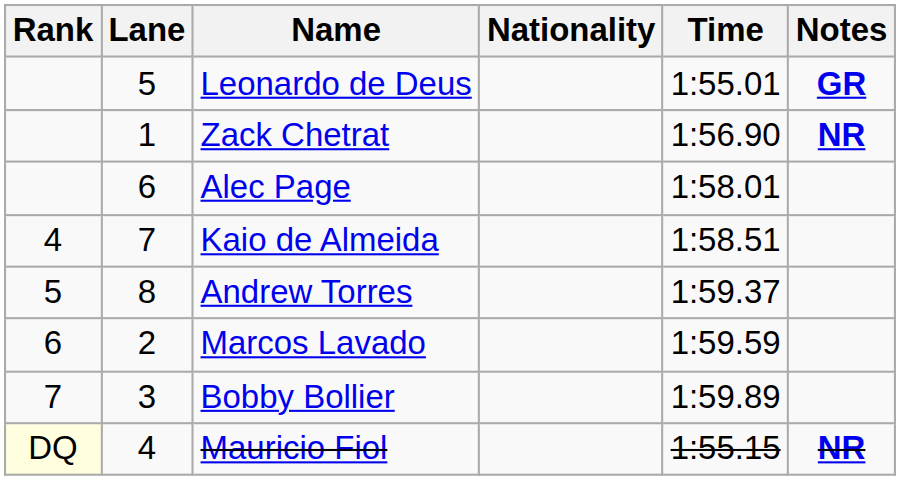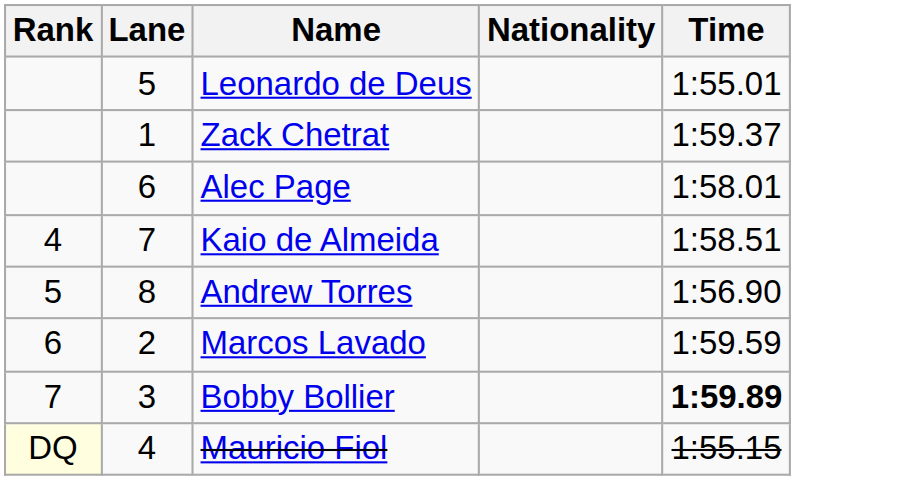- column: (842, 30)
(726, 135) 1:56.90 -> (727, 135) 1:59.37
(726, 291) 1:59.37 -> (727, 291) 1:56.90
(726, 396) normal -> (727, 396) bold
